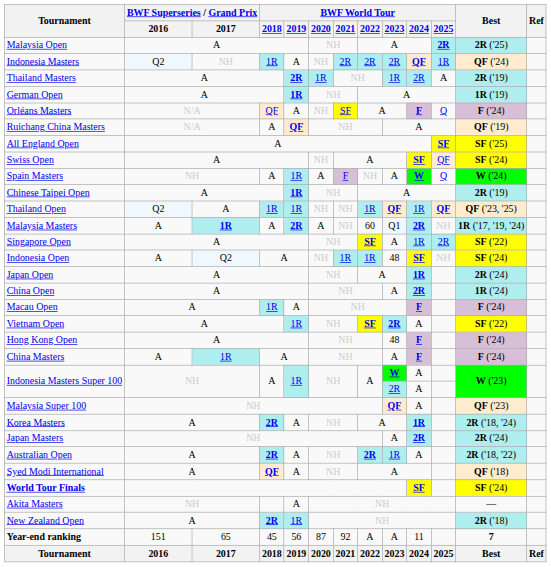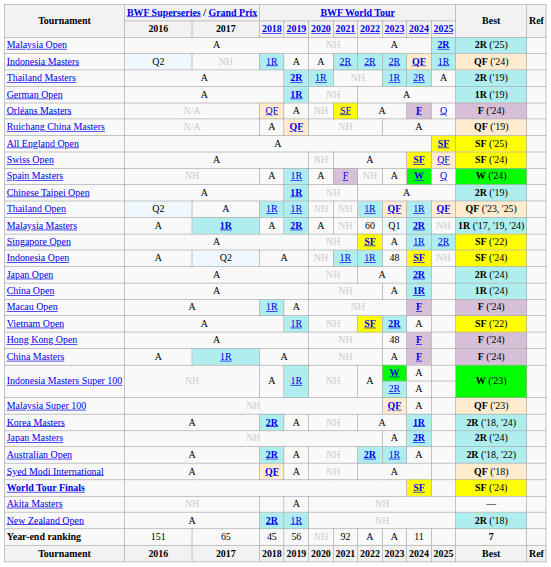(321, 62) NH -> (321, 62) A
(419, 275) 1R -> (419, 275) 2R
(419, 291) 2R -> (419, 291) 1R
(321, 537) 87 -> (321, 537) NH
